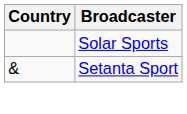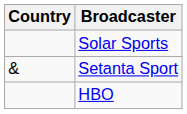+ row: (96, 95)
